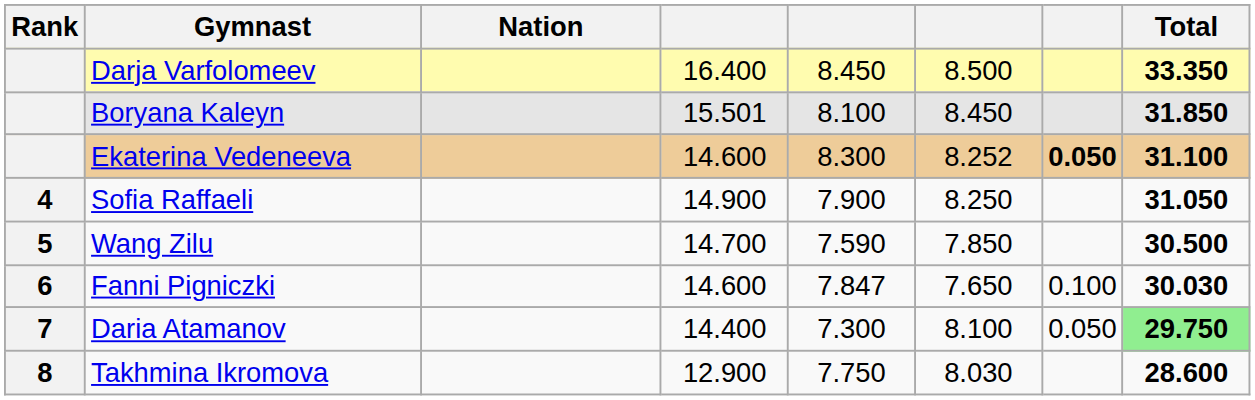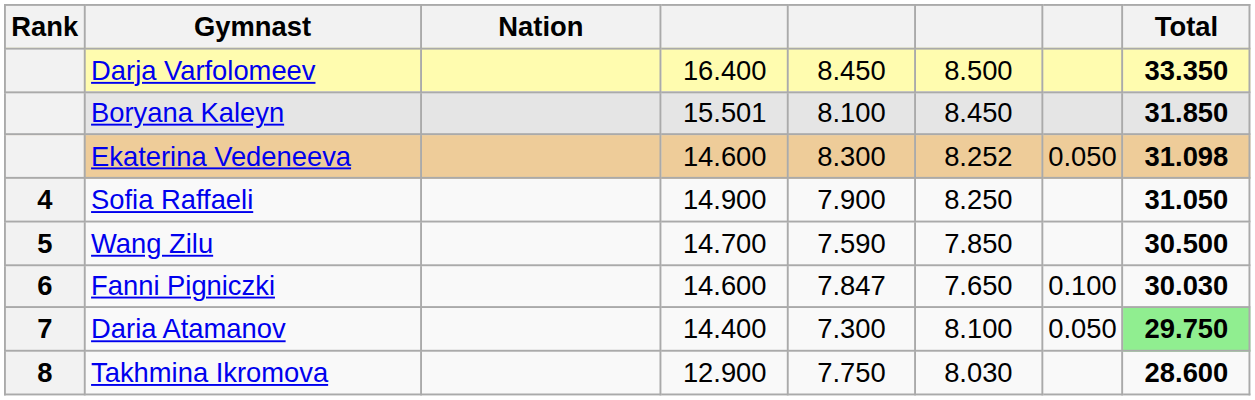(1082, 157) bold -> (1082, 157) normal
(1186, 157) 31.100 -> (1186, 157) 31.098
